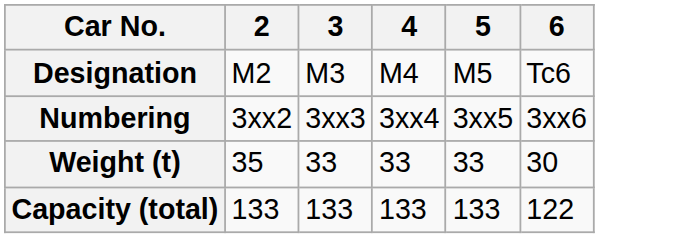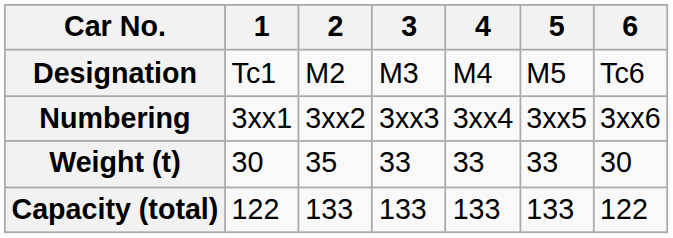+ column: (262, 27)
